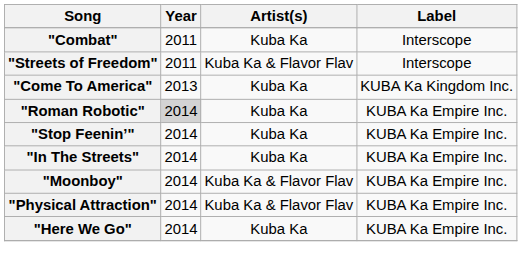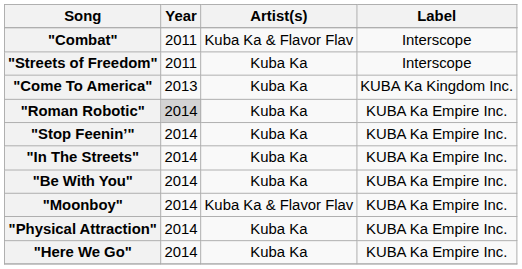(279, 39) Kuba Ka -> (279, 39) Kuba Ka & Flavor Flav
(279, 63) Kuba Ka & Flavor Flav -> (279, 63) Kuba Ka
+ row: (83, 181)
(279, 205) Kuba Ka & Flavor Flav -> (279, 228) Kuba Ka
